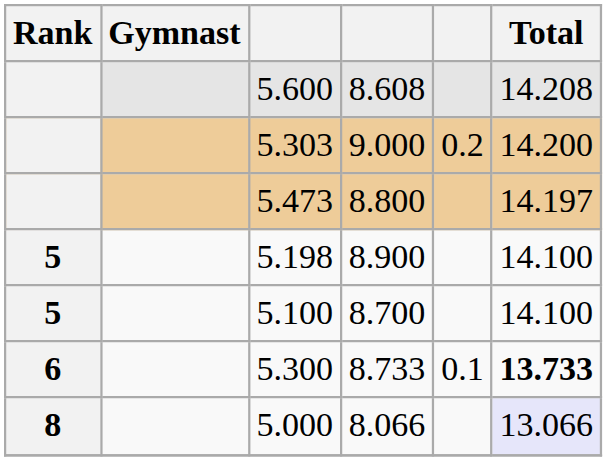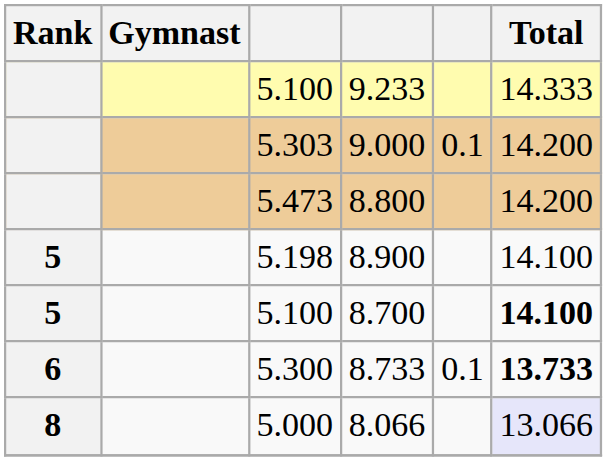+ row: (387, 88)
- row: (387, 88)
(462, 145) 0.2 -> (462, 145) 0.1
(546, 201) 14.197 -> (546, 201) 14.200
(546, 313) normal -> (546, 313) bold
